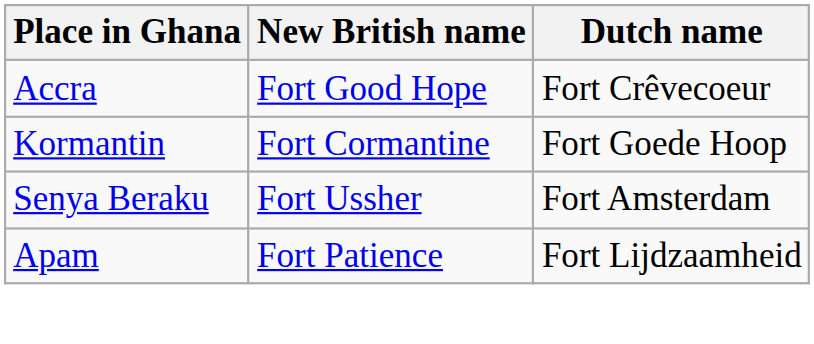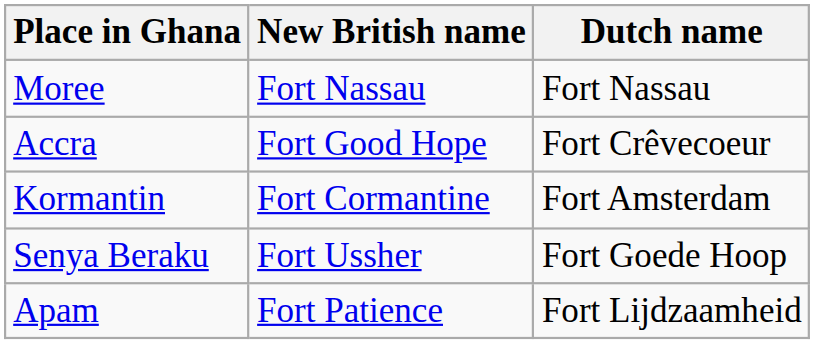+ row: (59, 87)
(665, 143) Fort Goede Hoop -> (656, 198) Fort Amsterdam
(656, 198) Fort Amsterdam -> (665, 254) Fort Goede Hoop
